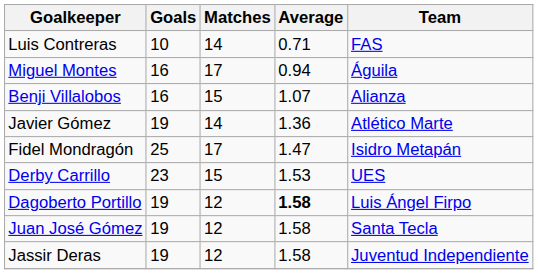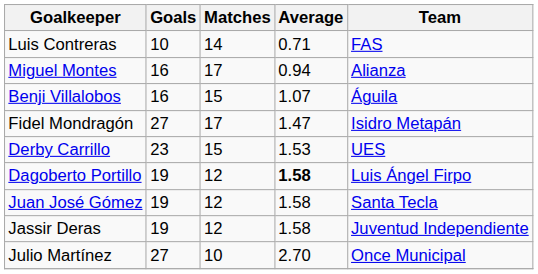(374, 70) Águila -> (378, 70) Alianza
(378, 96) Alianza -> (374, 96) Águila
- row: (60, 123)
(159, 149) 25 -> (159, 123) 27
+ row: (60, 255)
